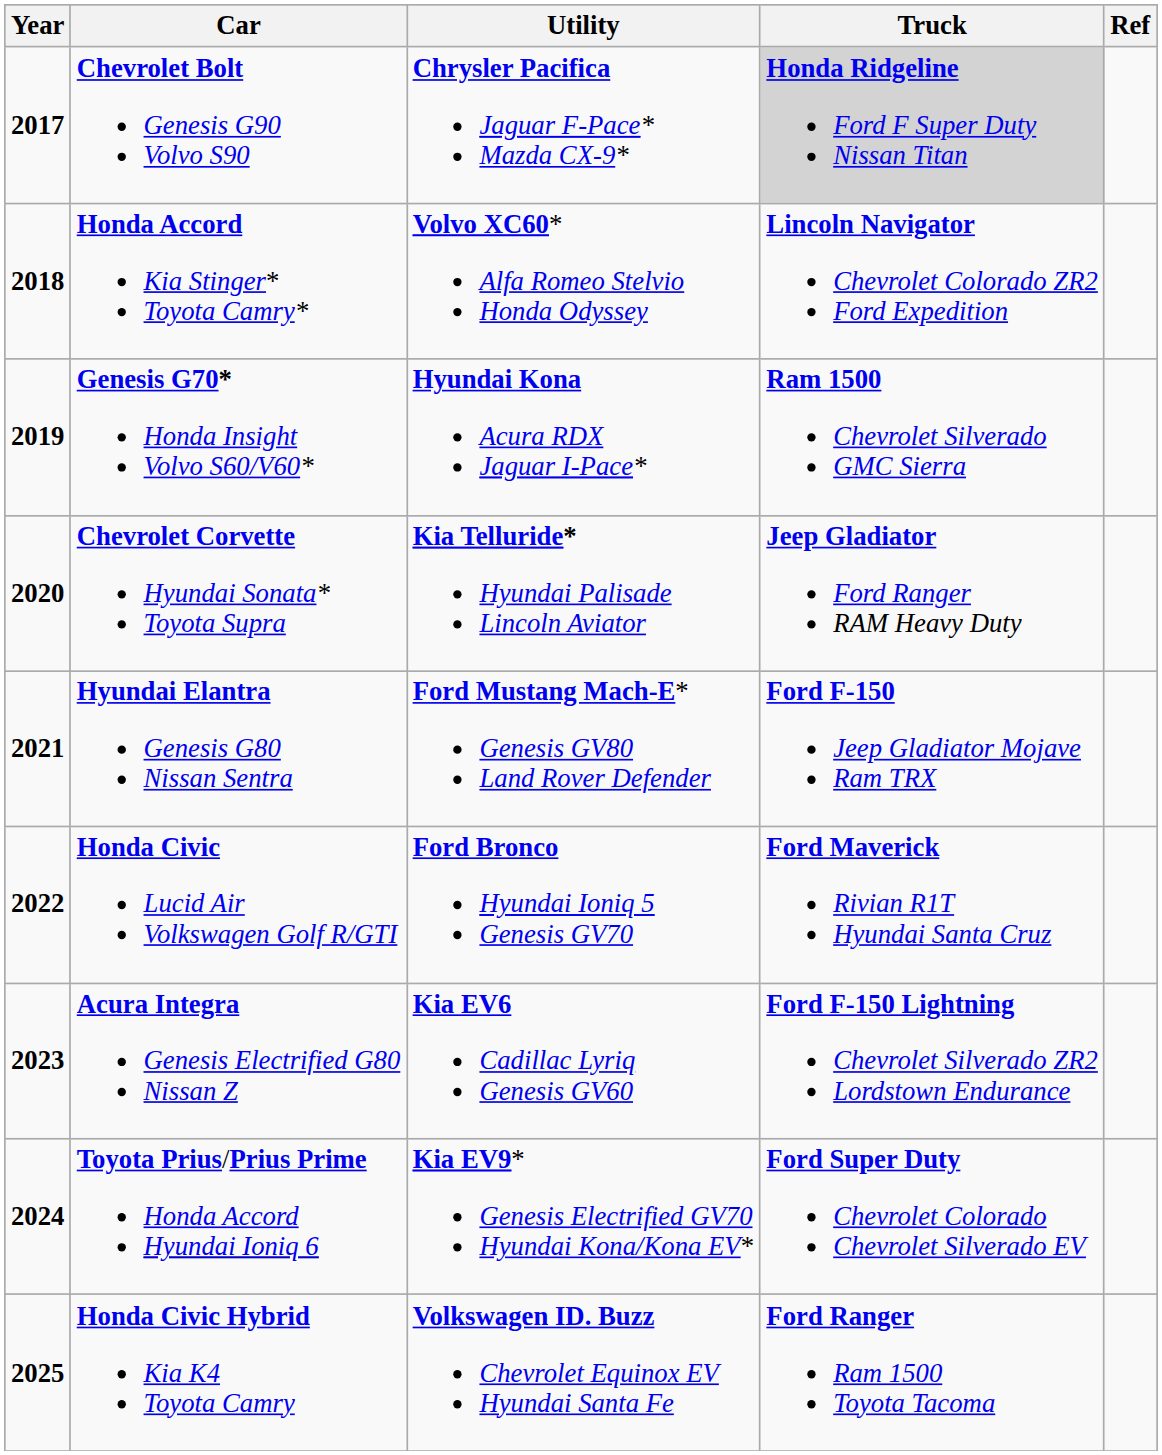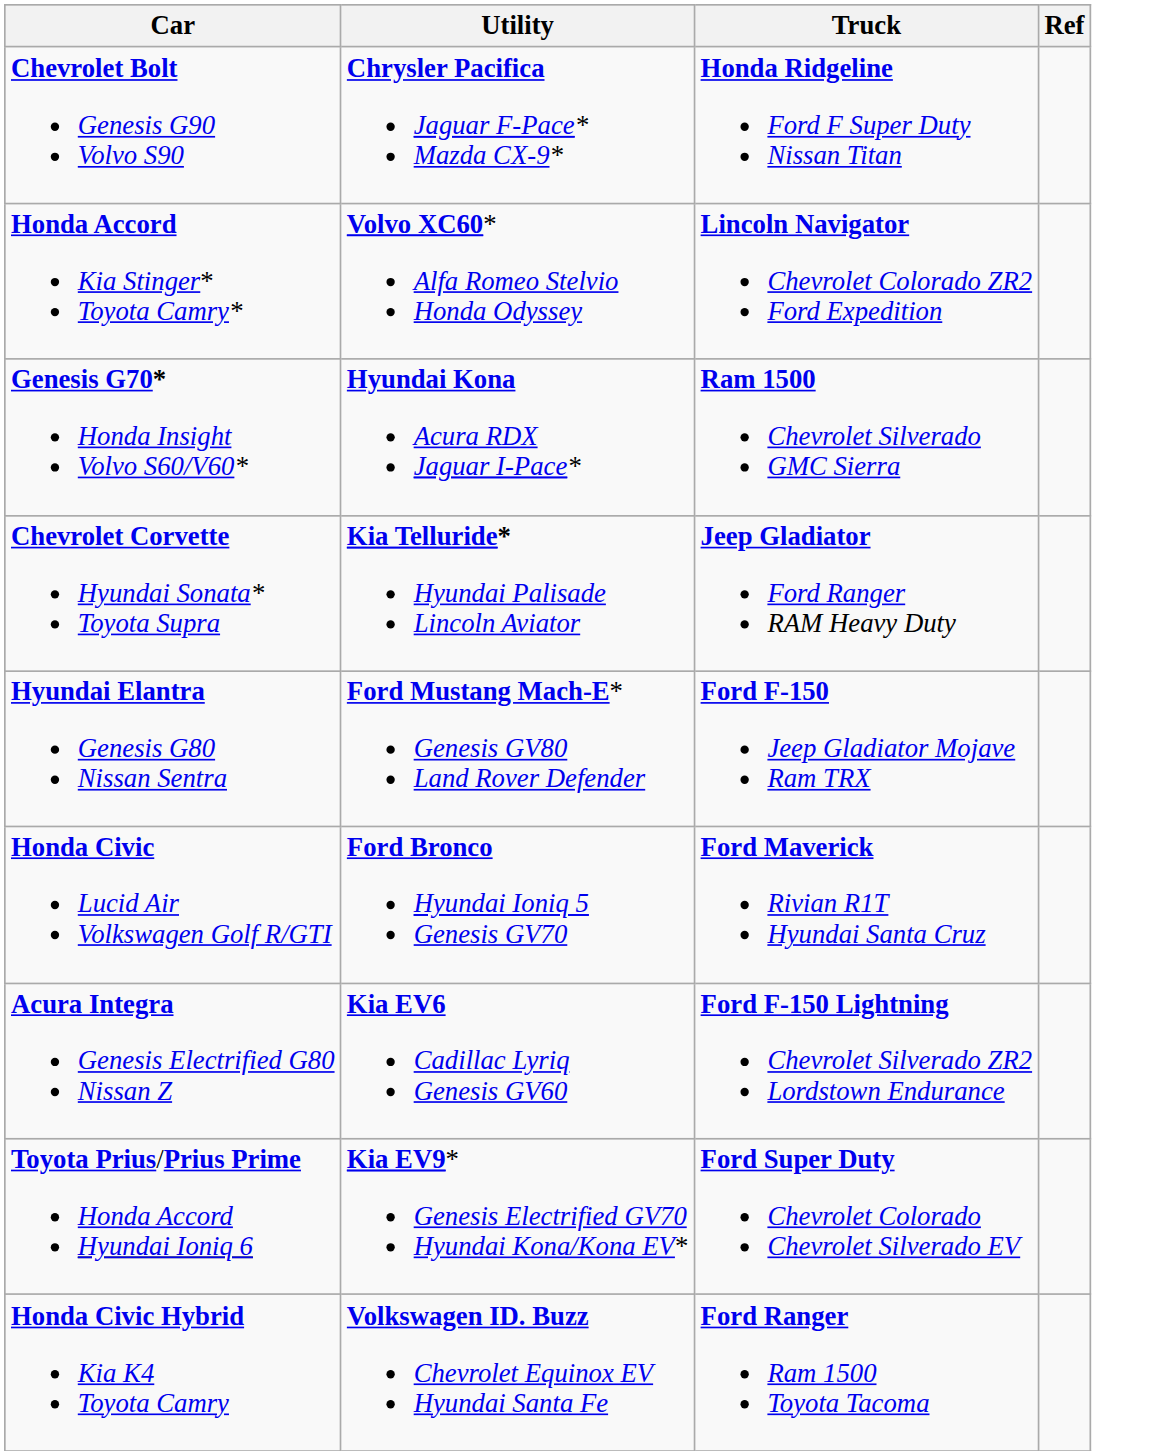- column: (38, 25)
(932, 112) lightgrey background -> (866, 112) no background
